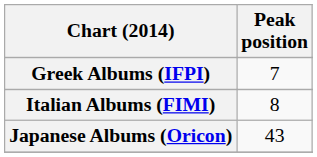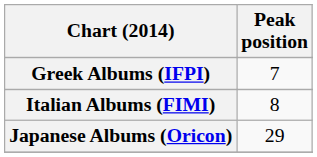(275, 135) 43 -> (275, 135) 29
